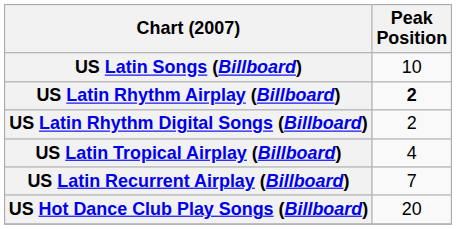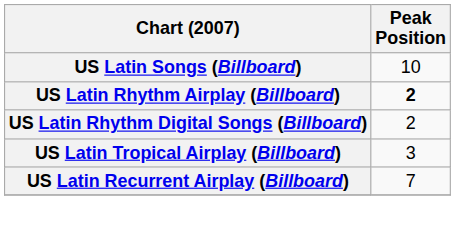(412, 152) 4 -> (411, 152) 3
- row: (188, 209)
